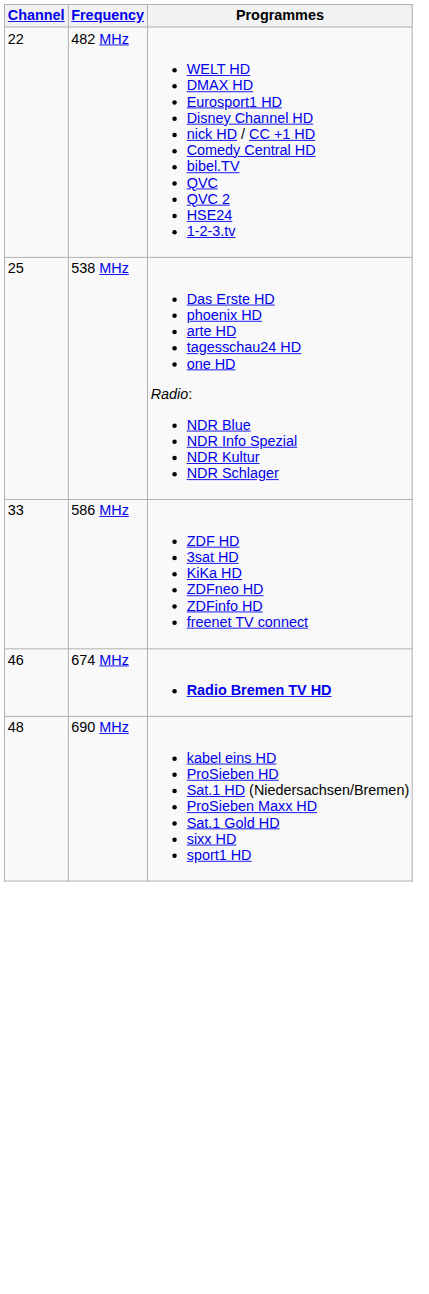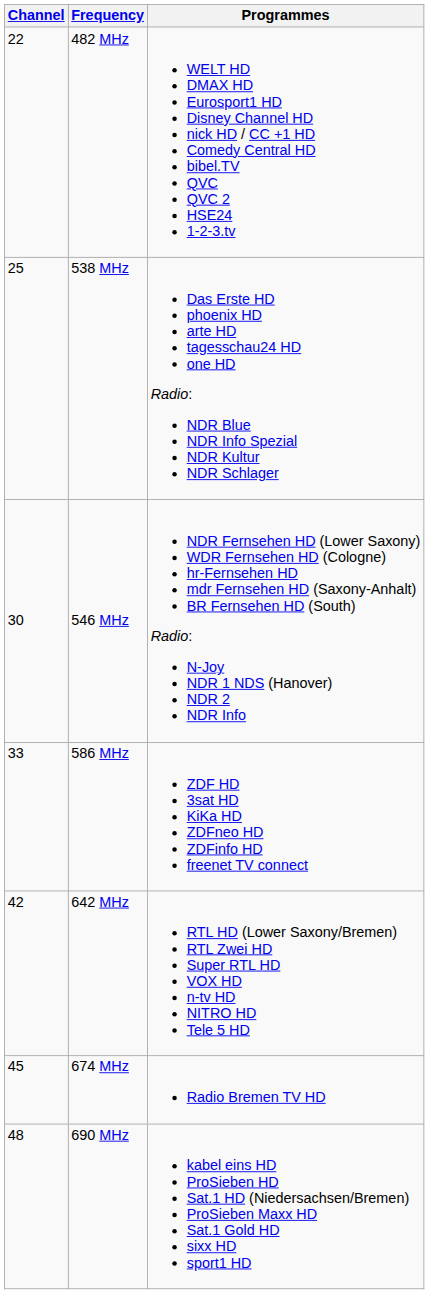+ row: (100, 620)
+ row: (100, 902)
(16, 659) 46 -> (16, 1067) 45
(280, 690) bold -> (286, 1098) normal
